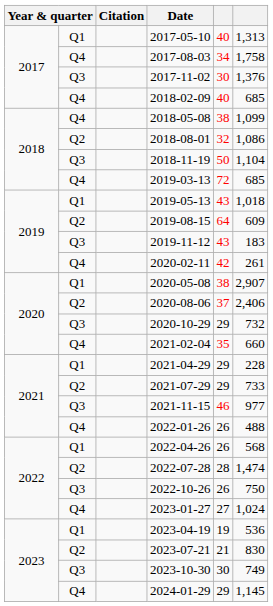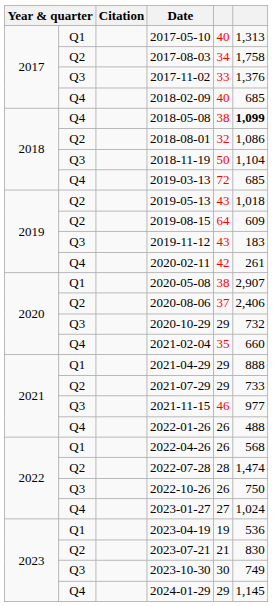(77, 56) Q4 -> (77, 56) Q2
(223, 77) 30 -> (223, 77) 33
(250, 118) normal -> (250, 118) bold
(77, 200) Q1 -> (77, 200) Q2
(255, 365) 228 -> (255, 365) 888
